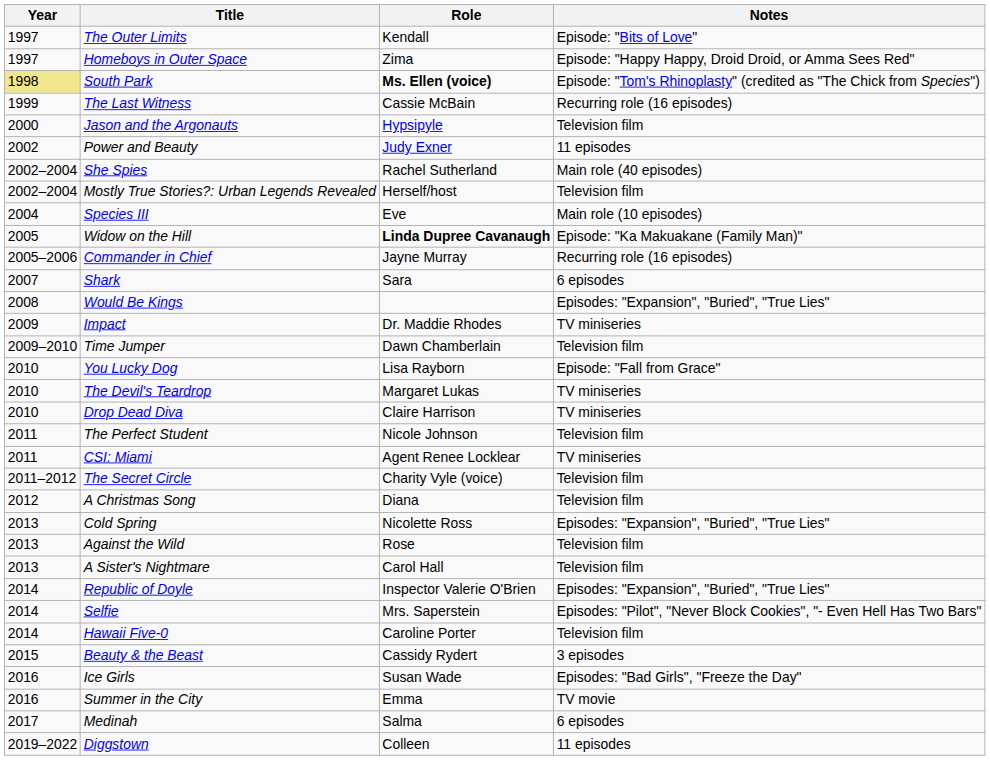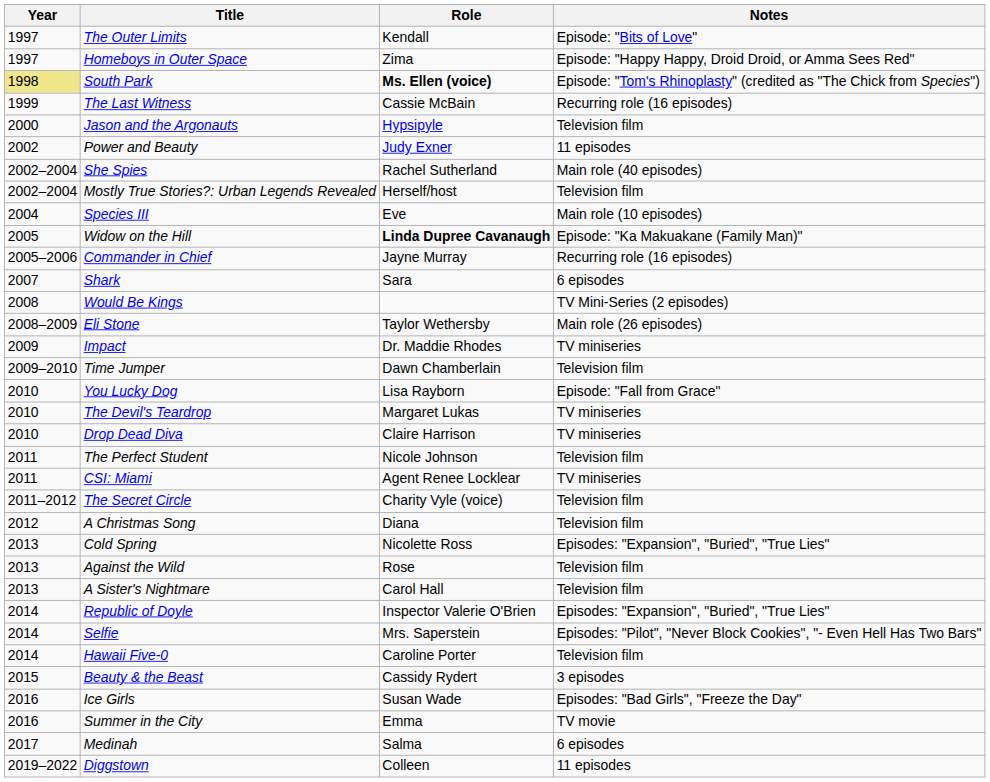(693, 302) Episodes: "Expansion", "Buried", "True Lies" -> (642, 302) TV Mini-Series (2 episodes)
+ row: (112, 324)
